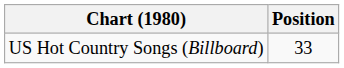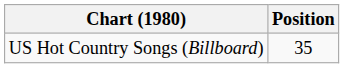(303, 47) 33 -> (303, 47) 35
